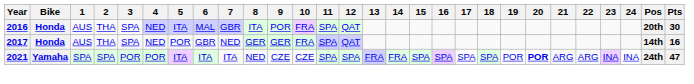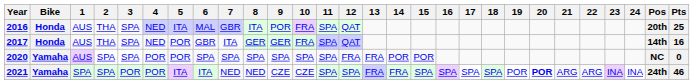(675, 27) 30 -> (679, 27) 25
(230, 42) NED -> (230, 42) ITA
+ row: (17, 57)
(230, 57) ITA -> (230, 72) NED
(675, 57) 47 -> (679, 72) 46
